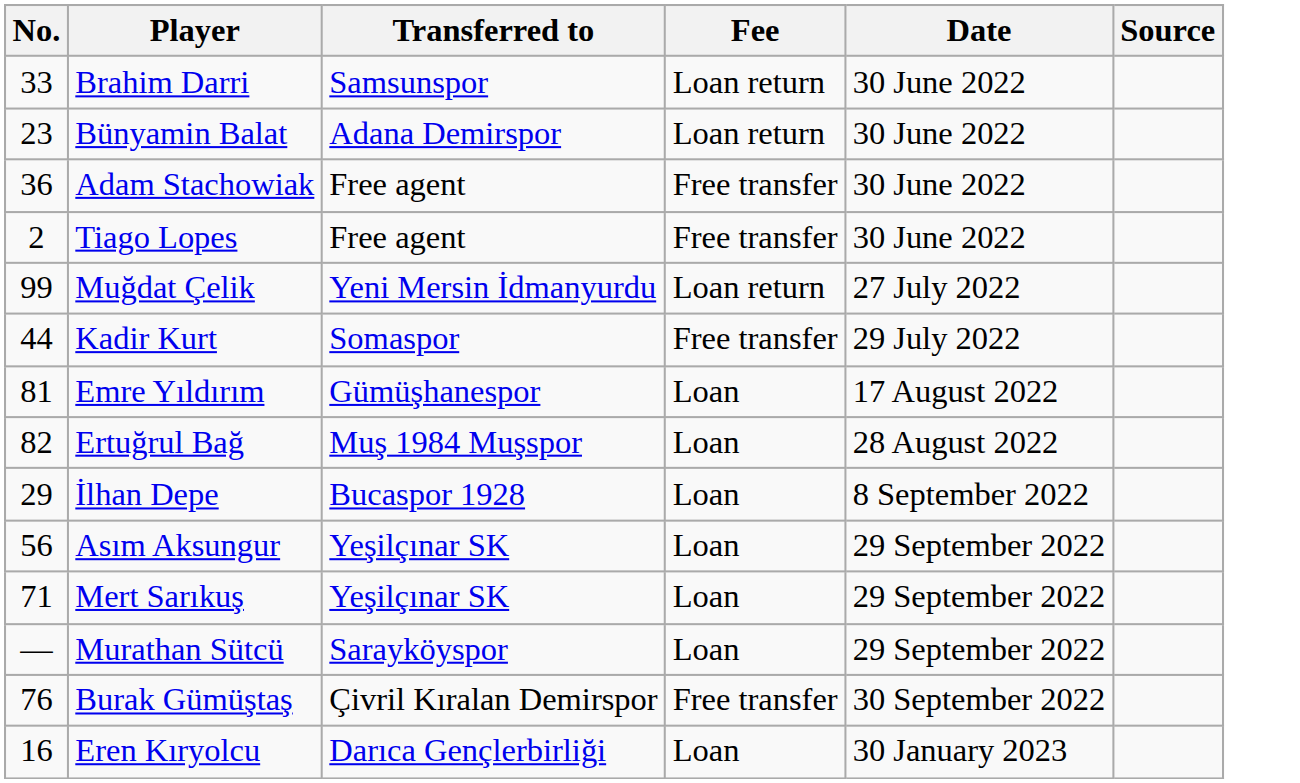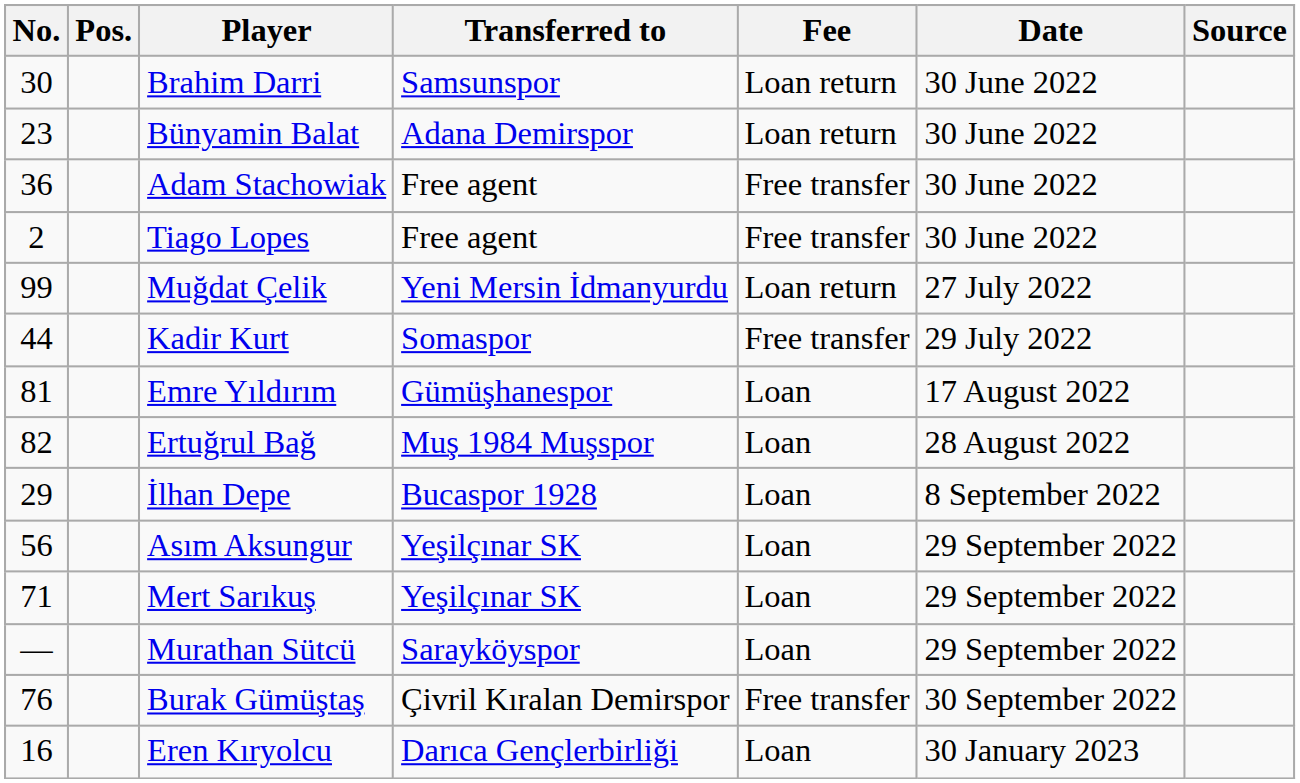+ column: (104, 30)
(36, 81) 33 -> (36, 81) 30
